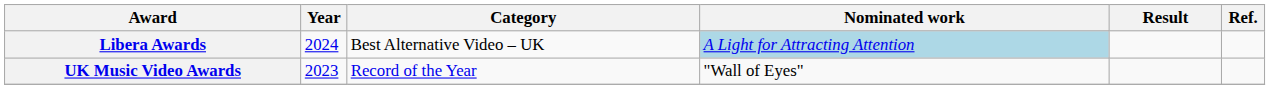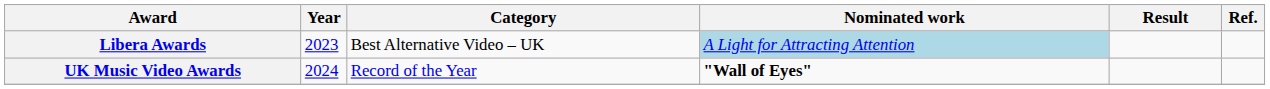(322, 44) 2024 -> (322, 44) 2023
(322, 71) 2023 -> (322, 71) 2024
(754, 71) normal -> (758, 71) bold
